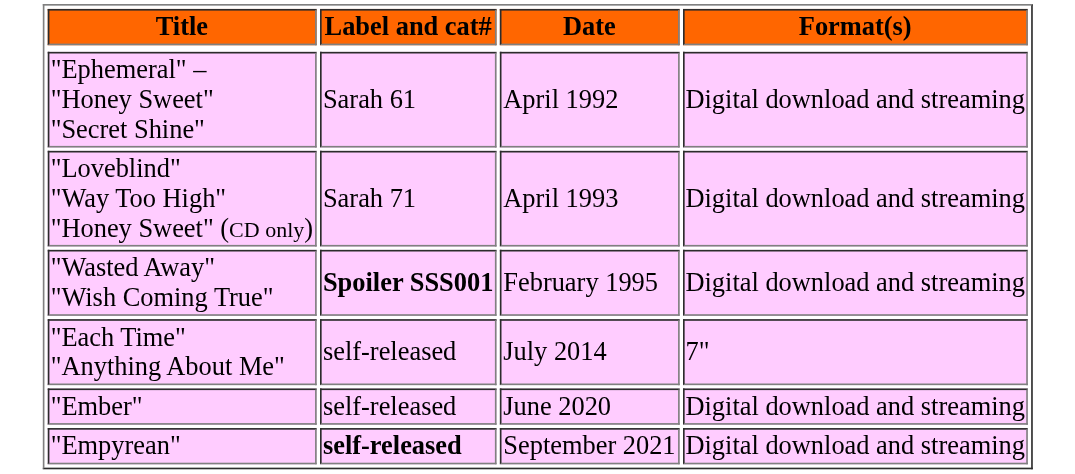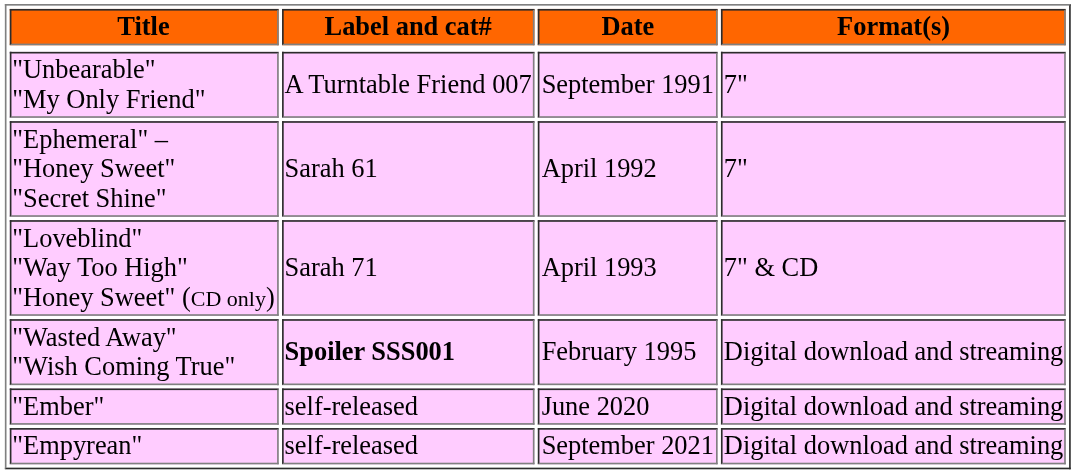+ row: (109, 84)
(855, 99) Digital download and streaming -> (736, 168) 7"
(855, 198) Digital download and streaming -> (771, 267) 7" & CD
- row: (168, 351)
(392, 445) bold -> (351, 445) normal
